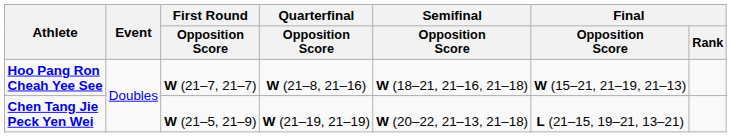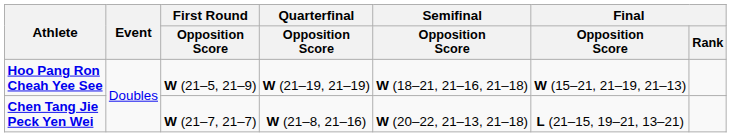(210, 85) W (21–7, 21–7) -> (210, 85) W (21–5, 21–9)
(316, 85) W (21–8, 21–16) -> (316, 85) W (21–19, 21–19)
(210, 121) W (21–5, 21–9) -> (210, 121) W (21–7, 21–7)
(316, 121) W (21–19, 21–19) -> (316, 121) W (21–8, 21–16)
